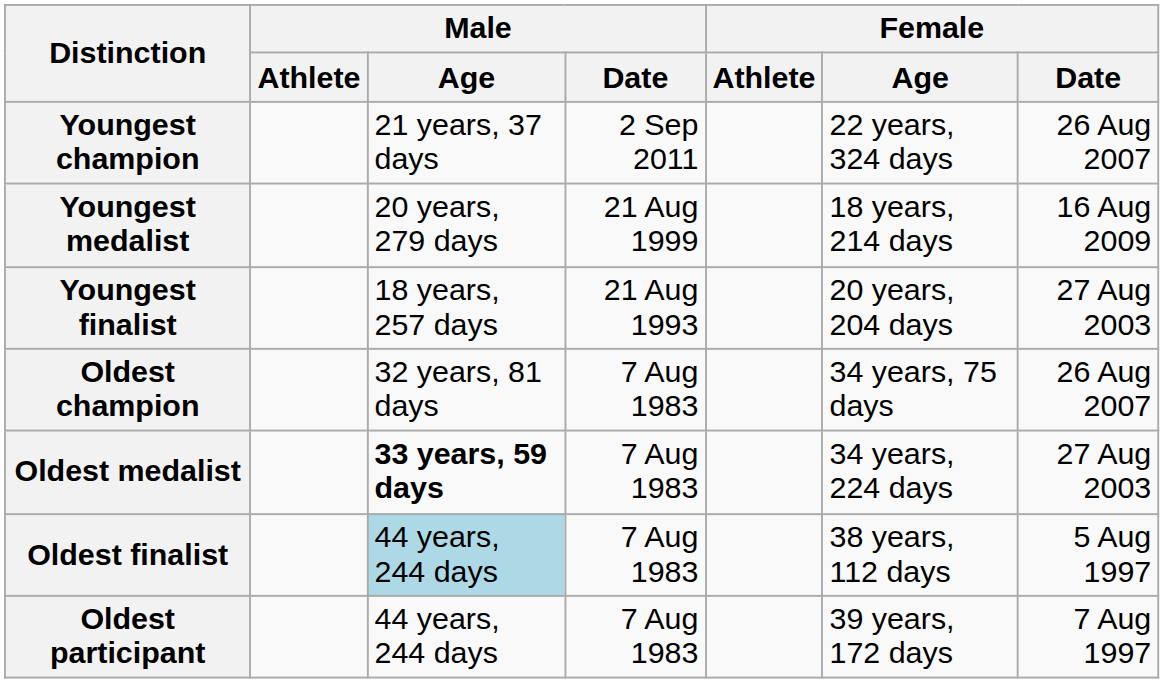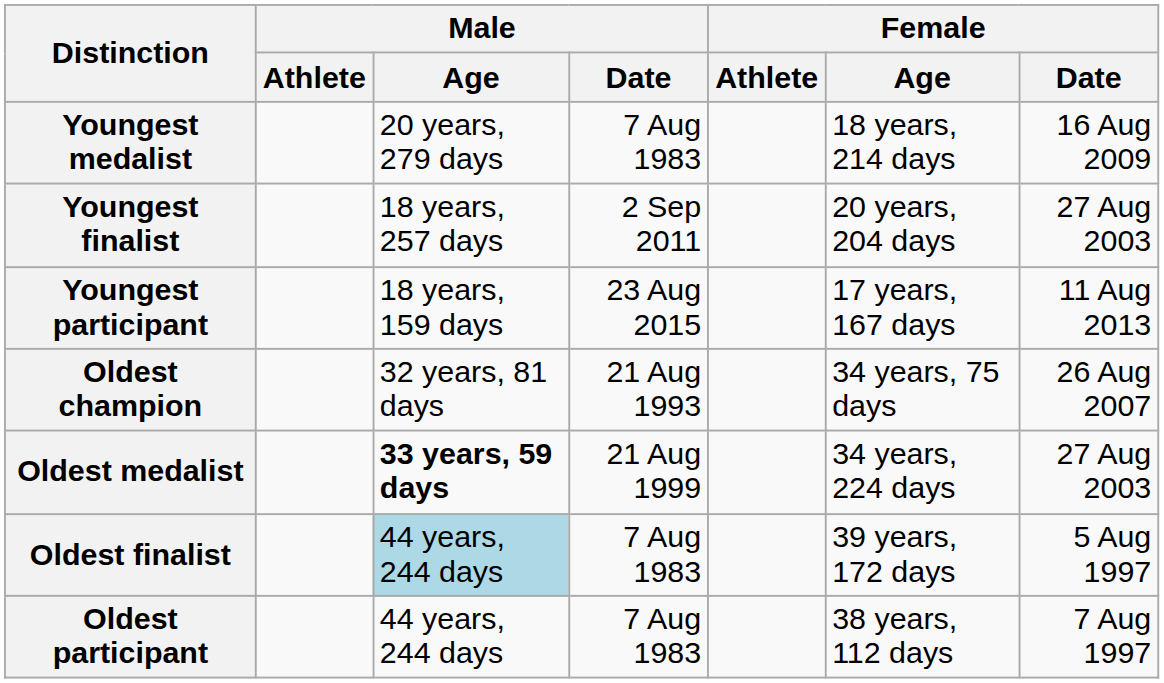- row: (128, 142)
(651, 224) 21 Aug 1999 -> (662, 142) 7 Aug 1983
(651, 306) 21 Aug 1993 -> (661, 224) 2 Sep 2011
+ row: (130, 306)
(660, 389) 7 Aug 1983 -> (654, 389) 21 Aug 1993
(660, 471) 7 Aug 1983 -> (654, 471) 21 Aug 1999
(892, 554) 38 years, 112 days -> (895, 554) 39 years, 172 days
(892, 636) 39 years, 172 days -> (895, 636) 38 years, 112 days
